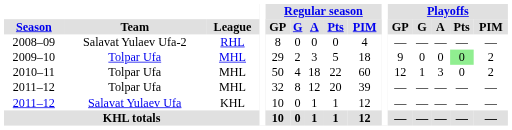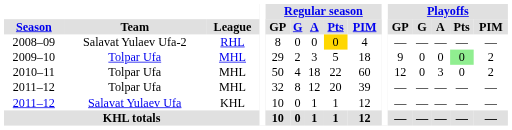(336, 42) no background -> (336, 42) gold background
(422, 72) 1 -> (422, 72) 0
